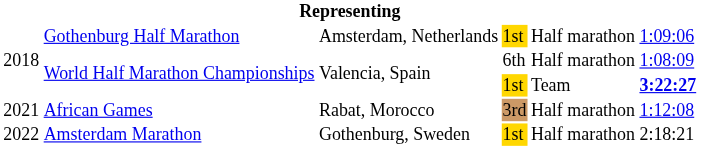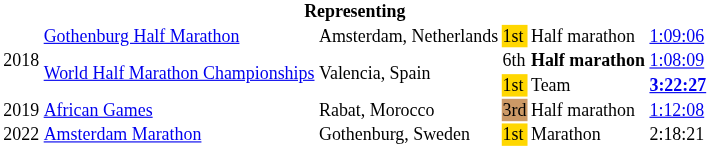(583, 60) normal -> (588, 60) bold
(21, 109) 2021 -> (21, 109) 2019
(583, 134) Half marathon -> (566, 134) Marathon
